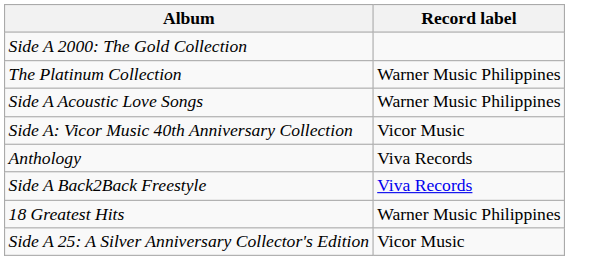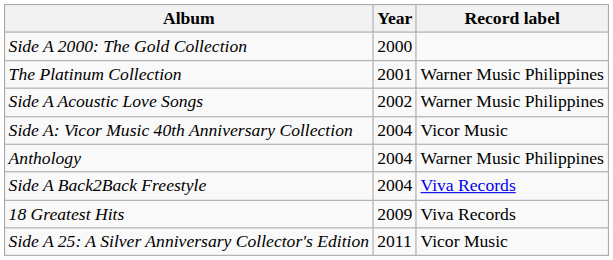+ column: (395, 18)
(425, 158) Viva Records -> (512, 158) Warner Music Philippines
(469, 213) Warner Music Philippines -> (468, 213) Viva Records
